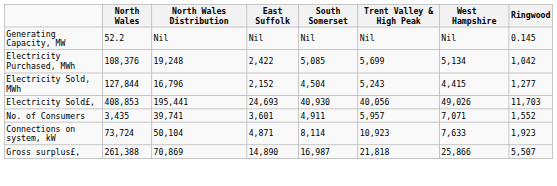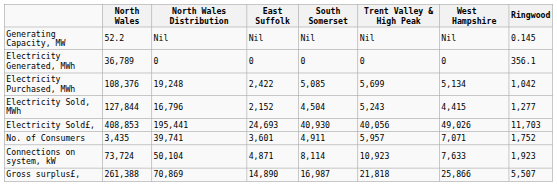+ row: (41, 61)
(523, 116) 1,552 -> (523, 138) 1,752
